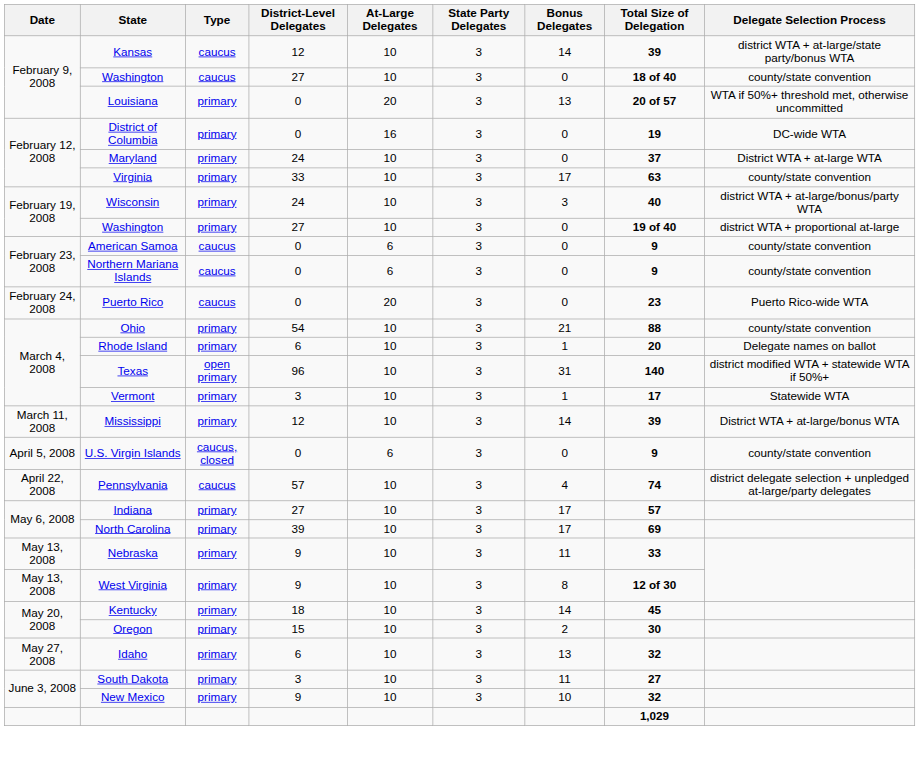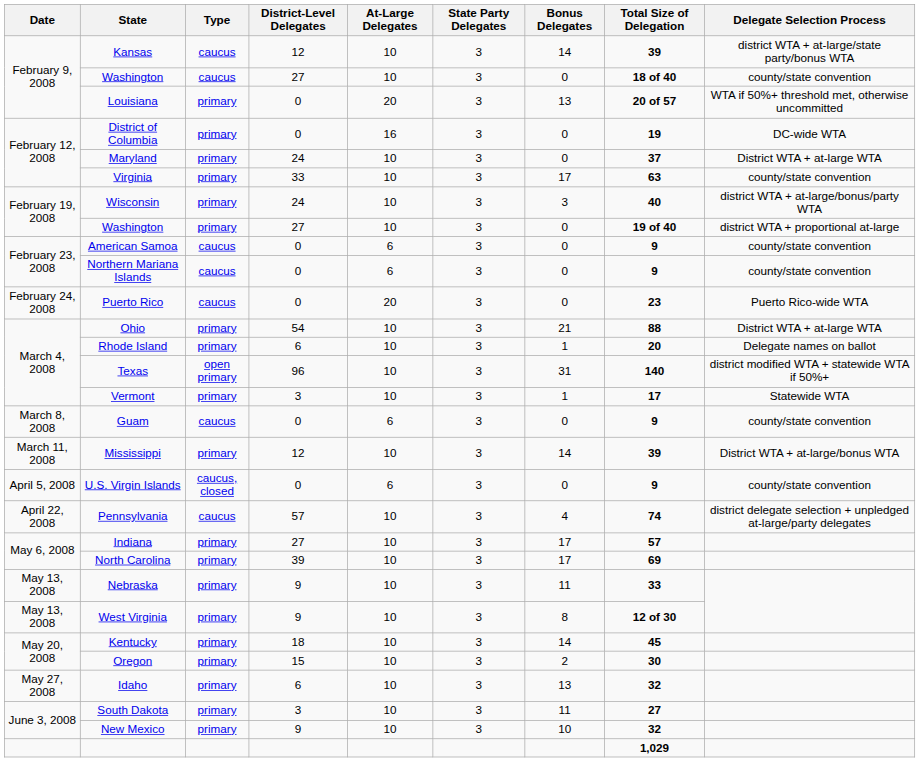(810, 328) county/state convention -> (810, 328) District WTA + at-large WTA
+ row: (42, 421)
